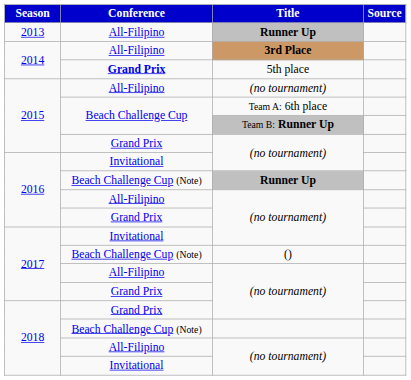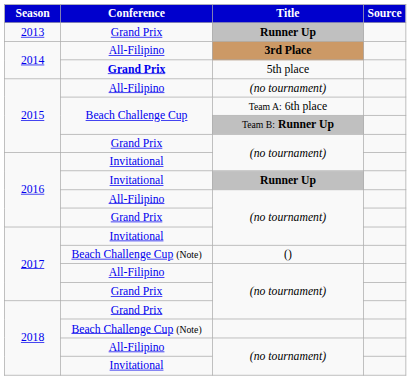(137, 32) All-Filipino -> (137, 32) Grand Prix
(137, 180) Beach Challenge Cup (Note) -> (137, 180) Invitational
